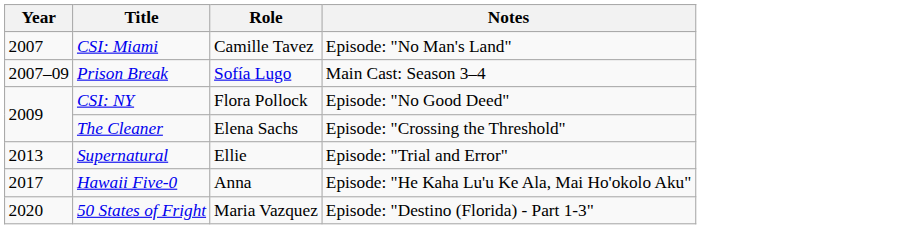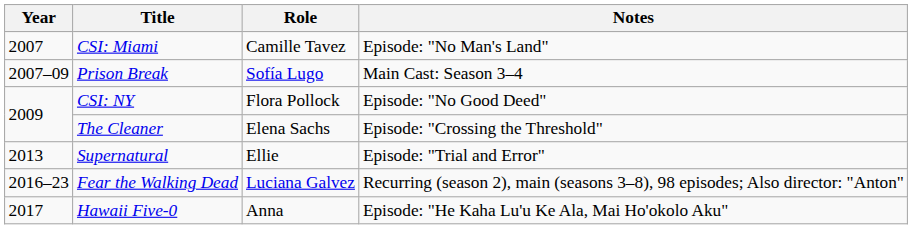+ row: (158, 182)
- row: (142, 210)
